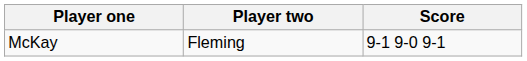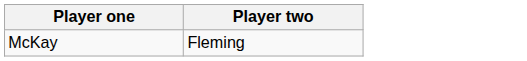- column: (442, 17)
